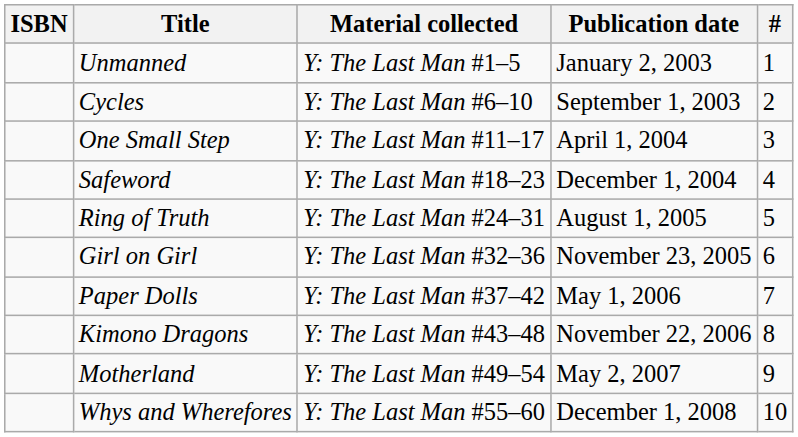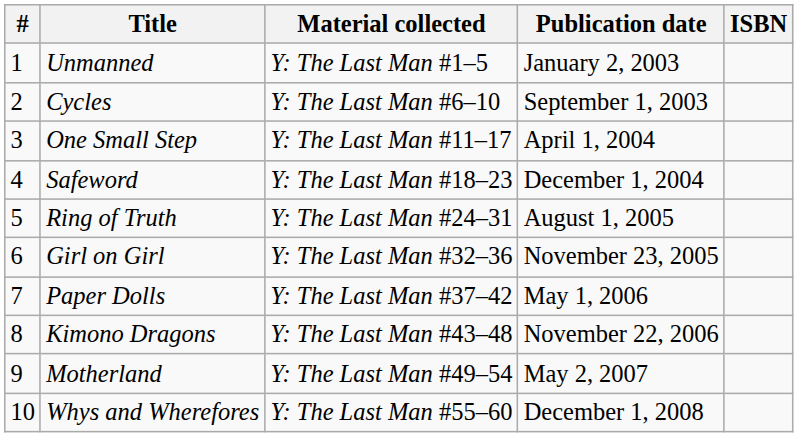columns swapped: (775, 23) <-> (39, 23)
